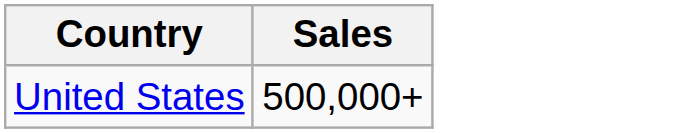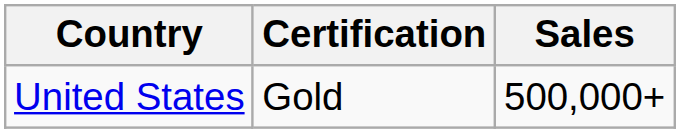+ column: (374, 34)
